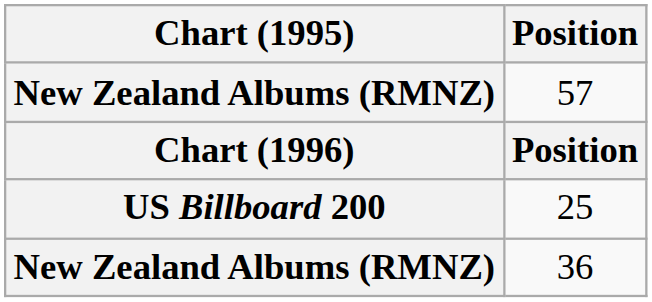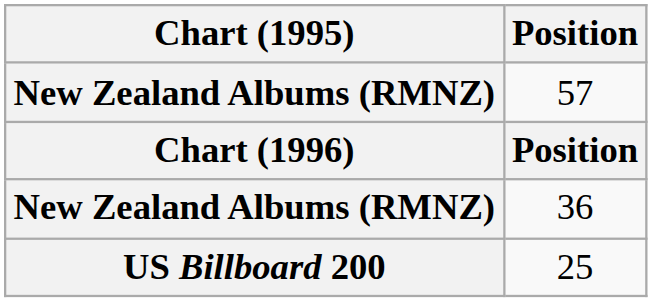rows swapped: (575, 265) <-> (575, 207)
